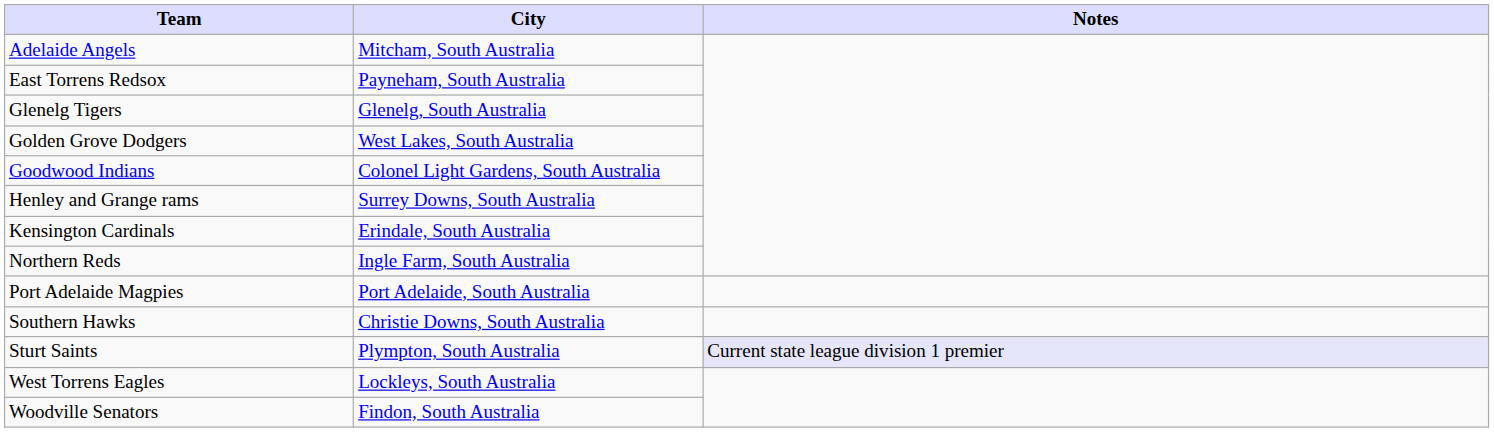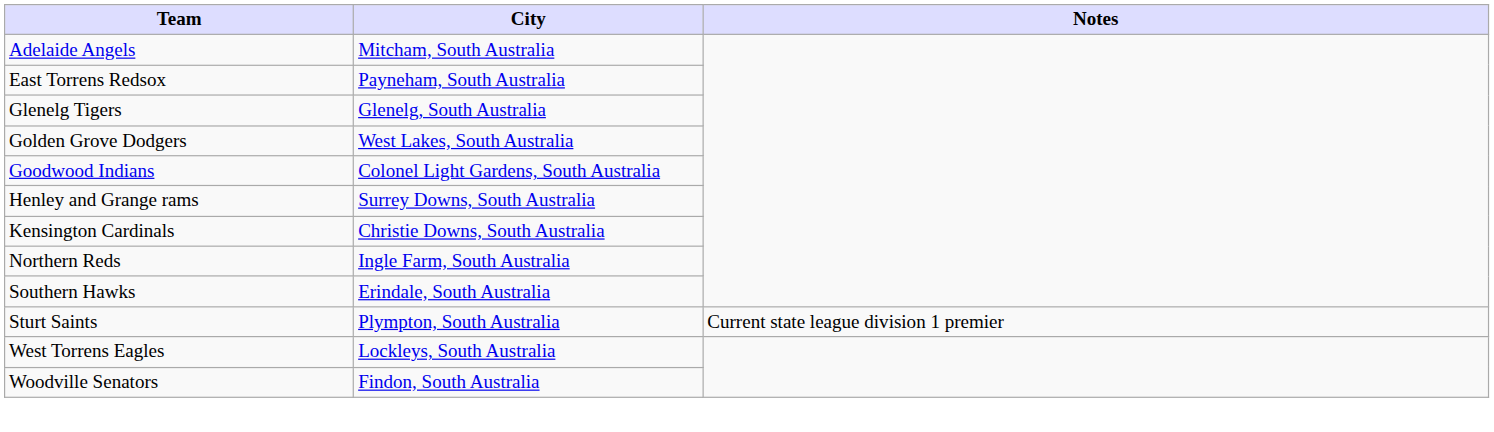(454, 230) Erindale, South Australia -> (481, 230) Christie Downs, South Australia
- row: (96, 291)
(481, 321) Christie Downs, South Australia -> (454, 291) Erindale, South Australia
(856, 351) lavender background -> (856, 321) no background
